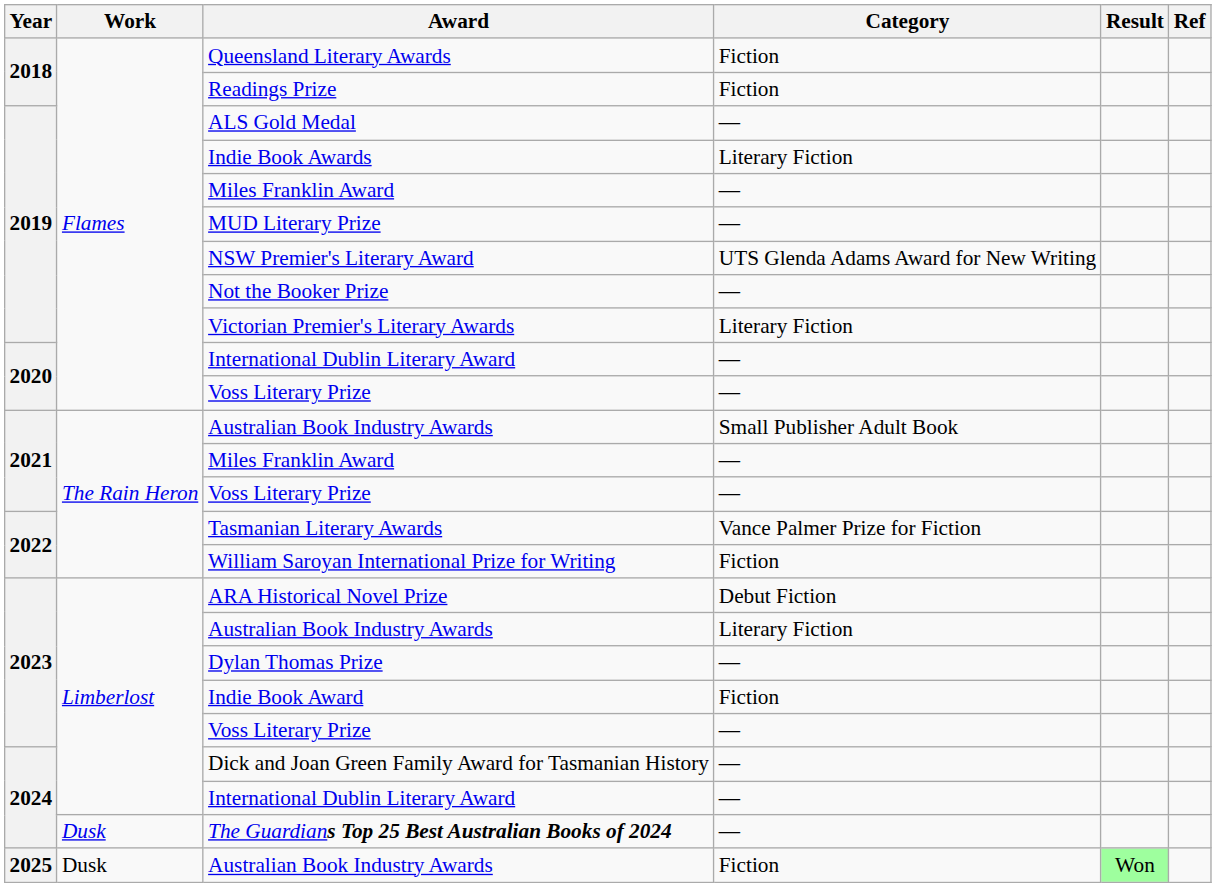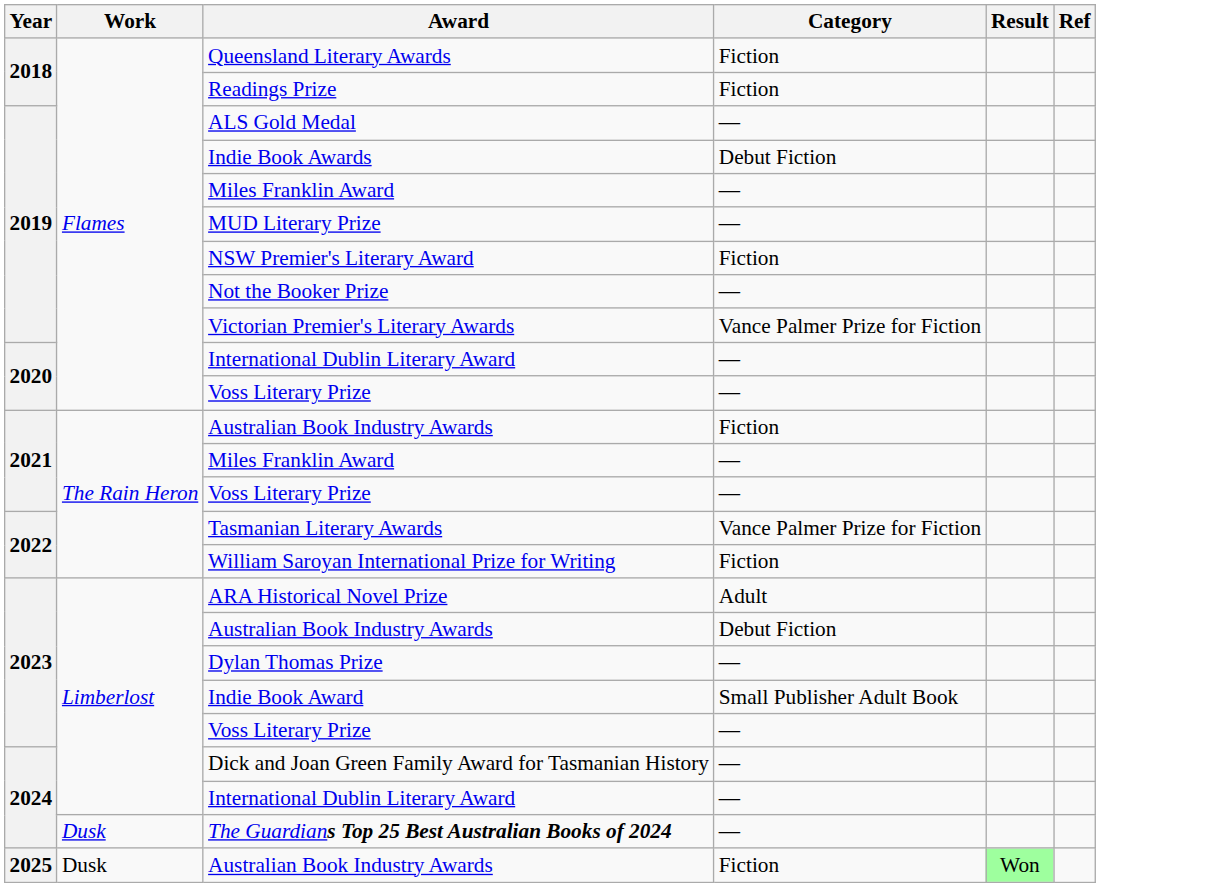(786, 156) Literary Fiction -> (778, 156) Debut Fiction
(907, 257) UTS Glenda Adams Award for New Writing -> (749, 257) Fiction
(786, 325) Literary Fiction -> (850, 325) Vance Palmer Prize for Fiction
(838, 426) Small Publisher Adult Book -> (749, 426) Fiction
(778, 595) Debut Fiction -> (743, 595) Adult
(786, 628) Literary Fiction -> (778, 628) Debut Fiction
(749, 696) Fiction -> (838, 696) Small Publisher Adult Book
